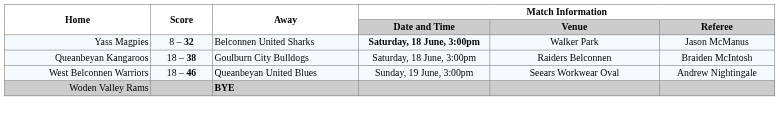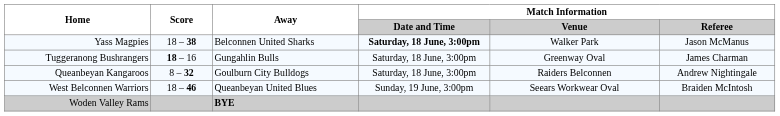(182, 42) 8 – 32 -> (182, 42) 18 – 38
+ row: (97, 57)
(182, 57) 18 – 38 -> (182, 73) 8 – 32
(717, 57) Braiden McIntosh -> (717, 73) Andrew Nightingale
(717, 73) Andrew Nightingale -> (717, 88) Braiden McIntosh
